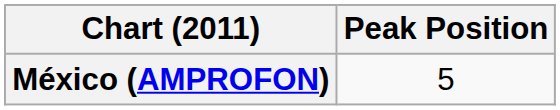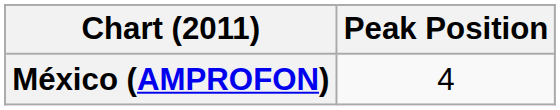(446, 78) 5 -> (446, 78) 4
